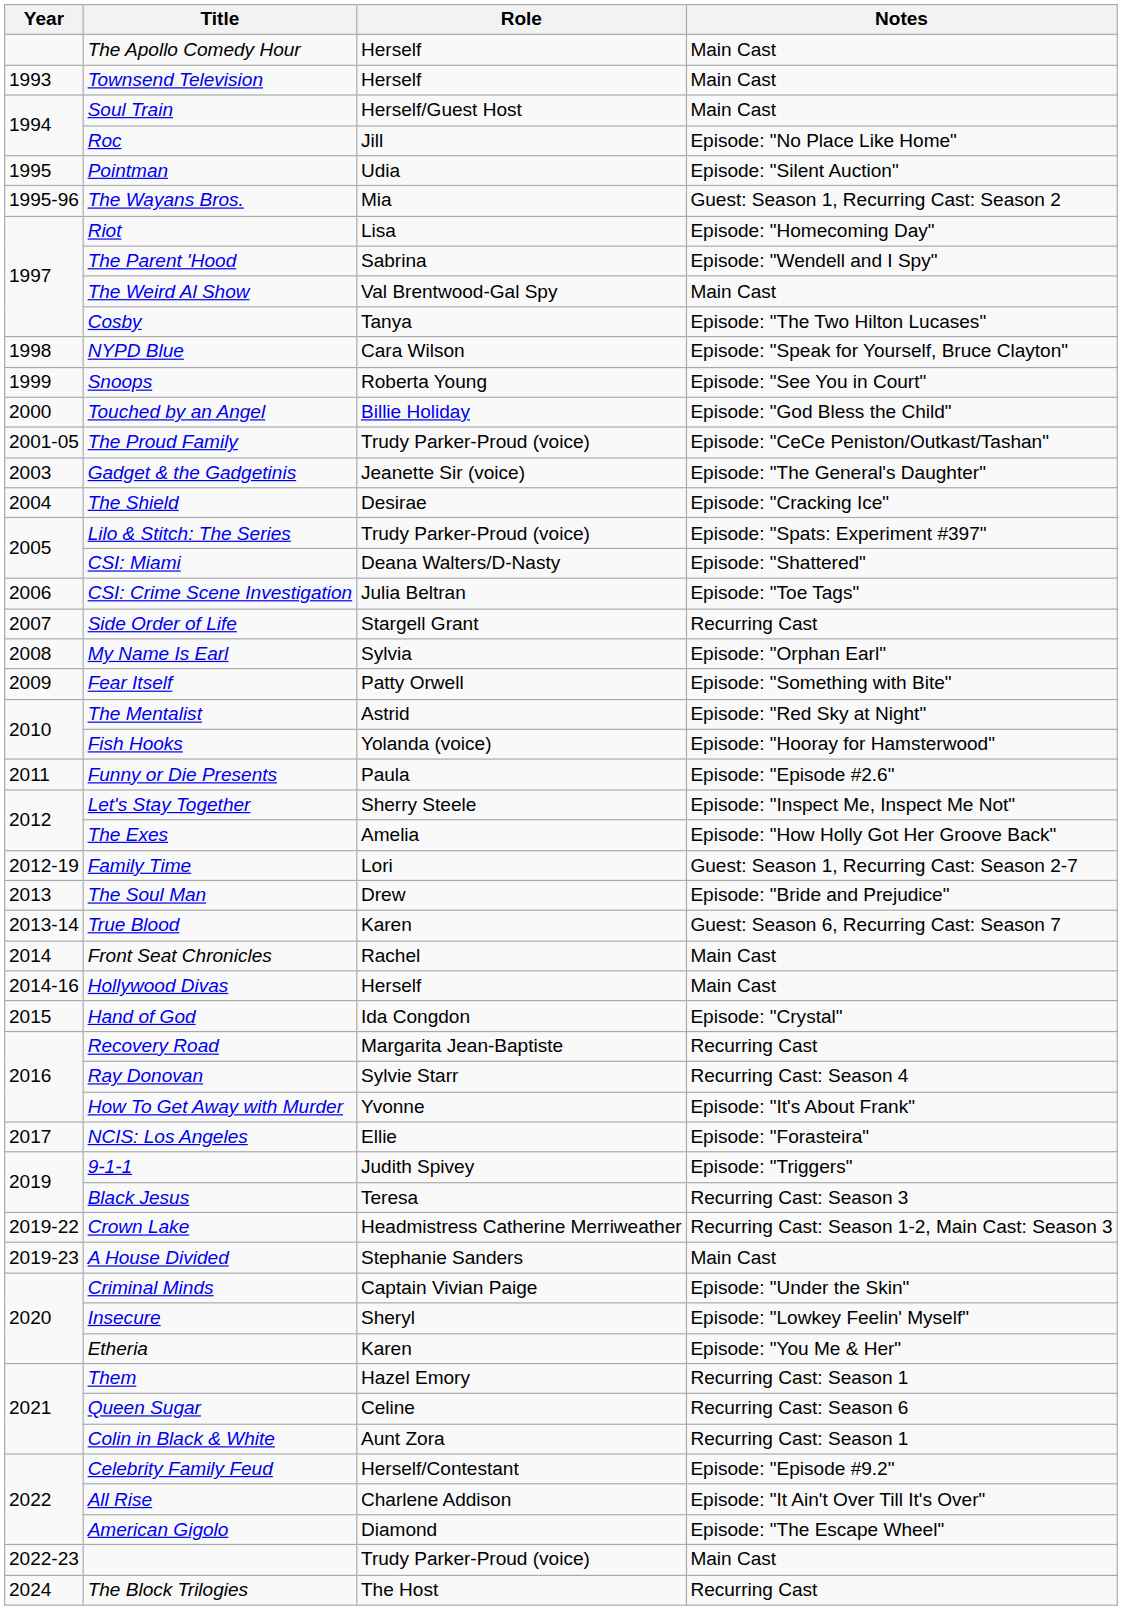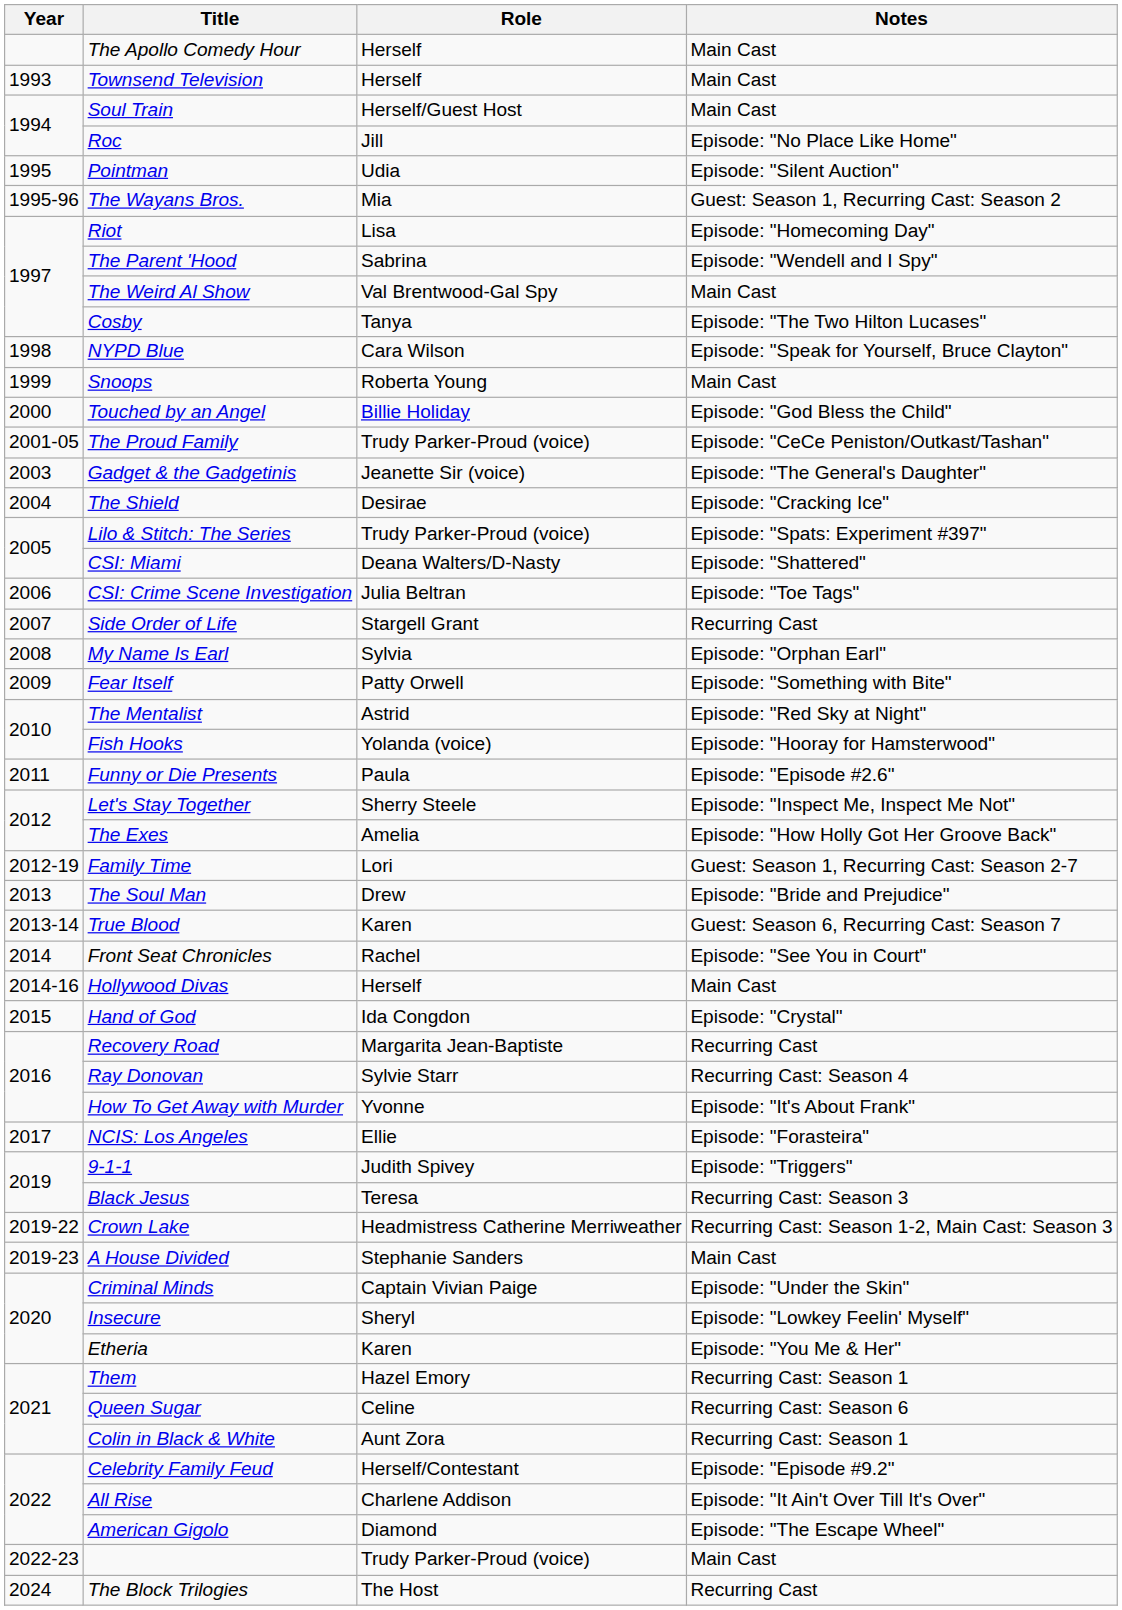(808, 381) Episode: "See You in Court" -> (733, 381) Main Cast
(733, 955) Main Cast -> (808, 955) Episode: "See You in Court"
